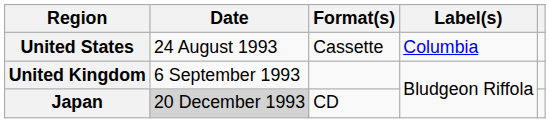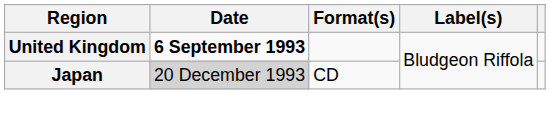- row: (77, 46)
(227, 74) normal -> (229, 46) bold
